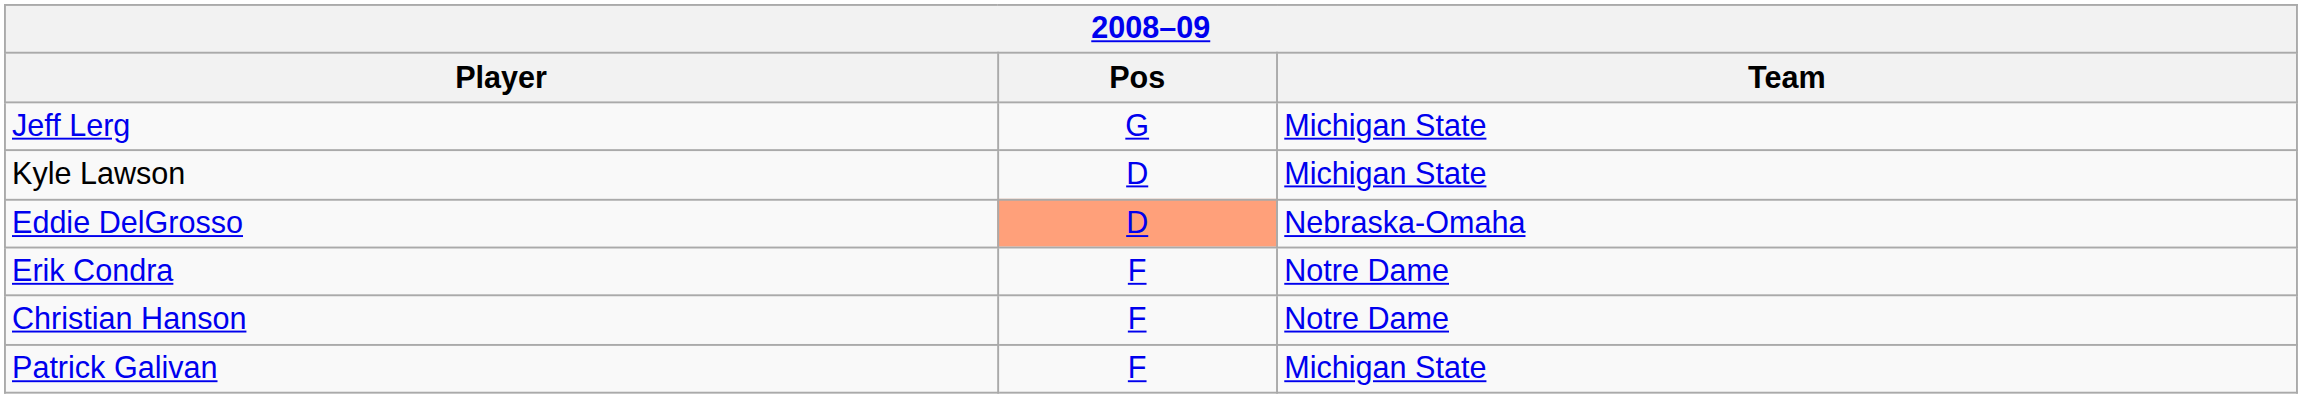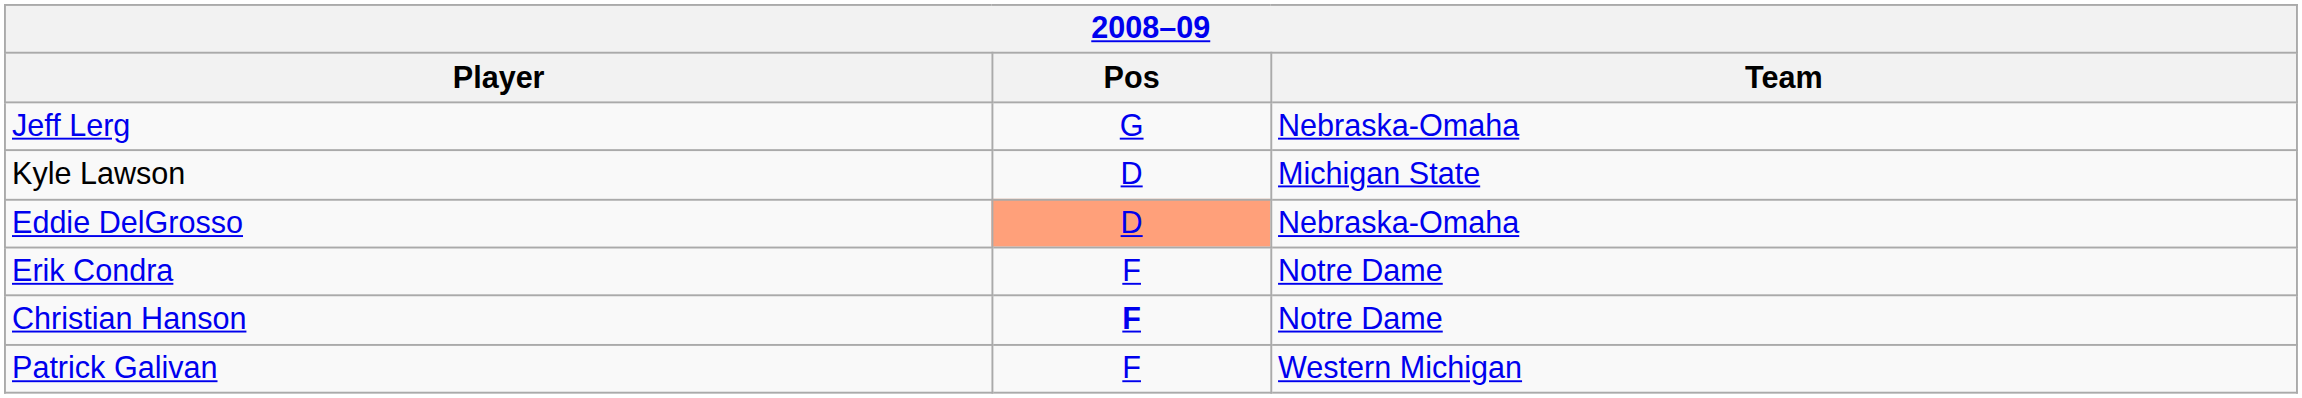(1385, 125) Michigan State -> (1399, 125) Nebraska-Omaha
(1137, 319) normal -> (1132, 319) bold
(1385, 367) Michigan State -> (1400, 367) Western Michigan
